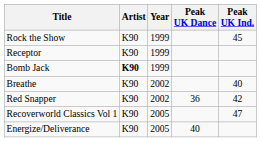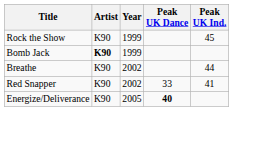- row: (24, 53)
(237, 83) 40 -> (210, 68) 44
(195, 99) 36 -> (167, 83) 33
(237, 99) 42 -> (210, 83) 41
- row: (62, 114)
(195, 129) normal -> (167, 99) bold
